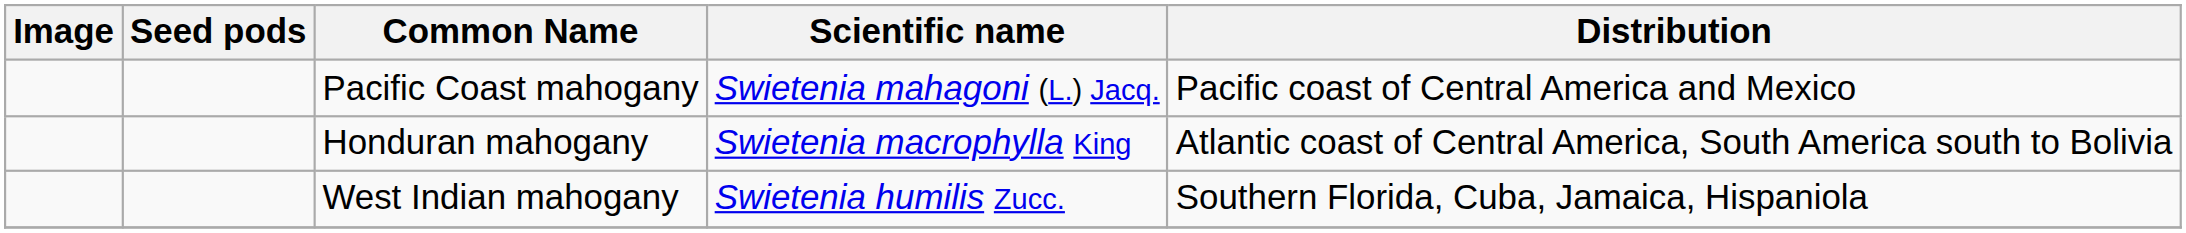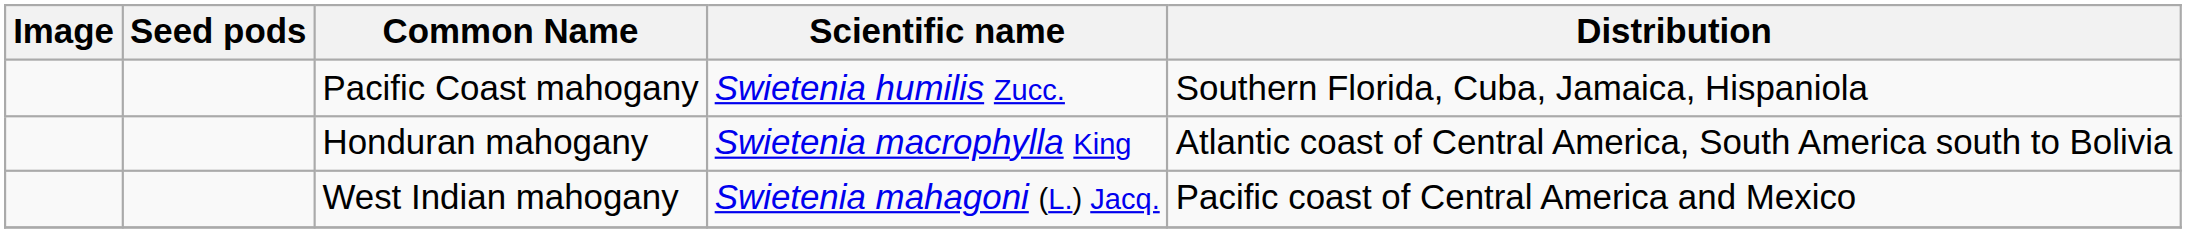(937, 87) Swietenia mahagoni (L.) Jacq. -> (890, 87) Swietenia humilis Zucc.
(1516, 87) Pacific coast of Central America and Mexico -> (1522, 87) Southern Florida, Cuba, Jamaica, Hispaniola
(890, 198) Swietenia humilis Zucc. -> (937, 198) Swietenia mahagoni (L.) Jacq.
(1522, 198) Southern Florida, Cuba, Jamaica, Hispaniola -> (1516, 198) Pacific coast of Central America and Mexico
